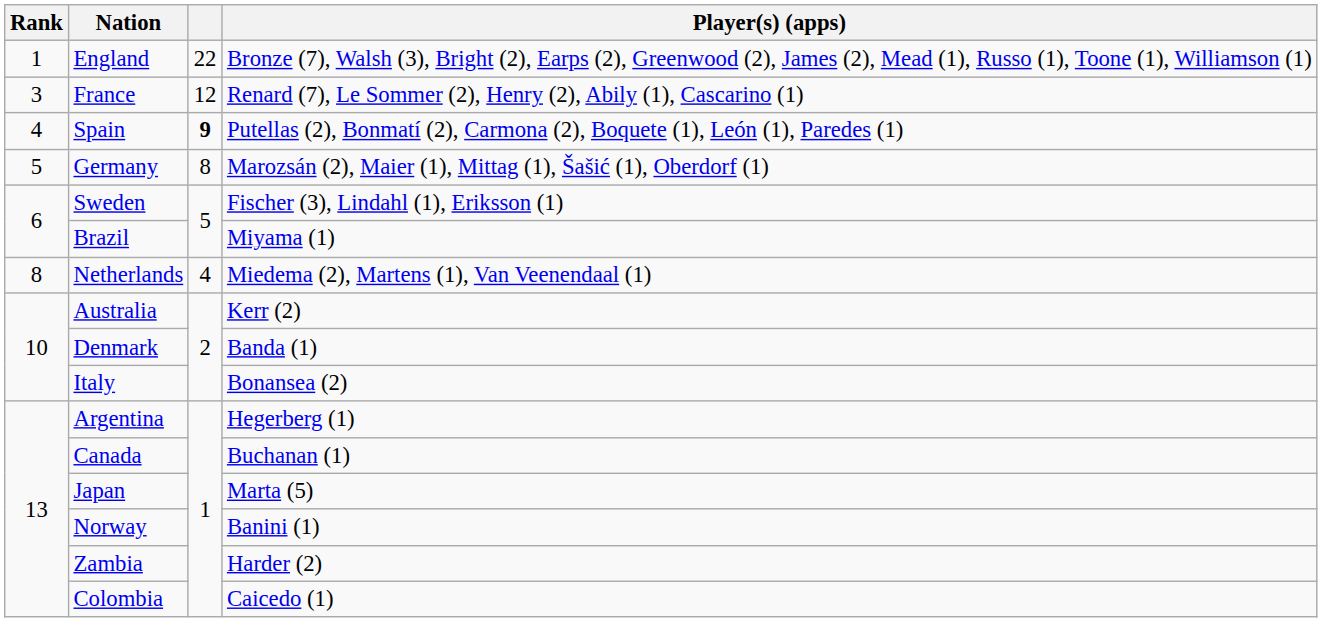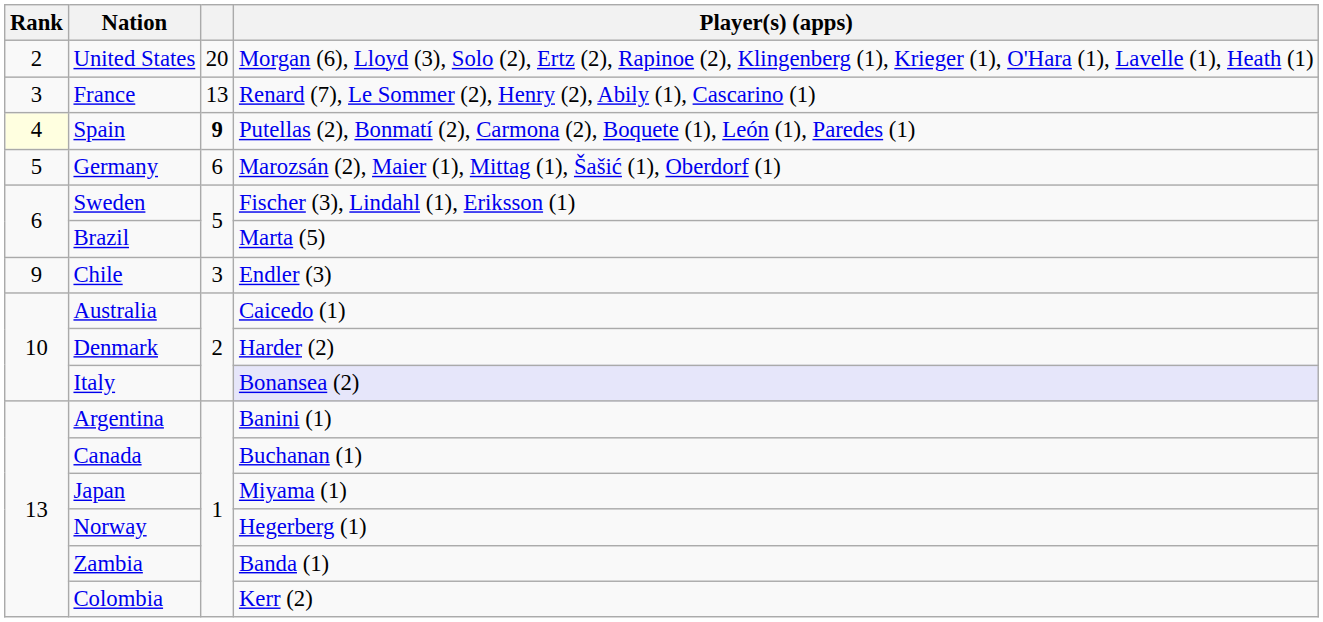- row: (111, 58)
+ row: (134, 58)
(205, 94) 12 -> (217, 94) 13
(36, 130) no background -> (36, 130) lightyellow background
(205, 166) 8 -> (217, 166) 6
(281, 238) Miyama (1) -> (282, 238) Marta (5)
- row: (128, 274)
+ row: (98, 274)
(264, 310) Kerr (2) -> (292, 310) Caicedo (1)
(272, 346) Banda (1) -> (287, 346) Harder (2)
(287, 382) no background -> (299, 382) lavender background
(291, 418) Hegerberg (1) -> (285, 418) Banini (1)
(270, 490) Marta (5) -> (293, 490) Miyama (1)
(273, 526) Banini (1) -> (303, 526) Hegerberg (1)
(275, 563) Harder (2) -> (284, 563) Banda (1)
(280, 599) Caicedo (1) -> (276, 599) Kerr (2)
